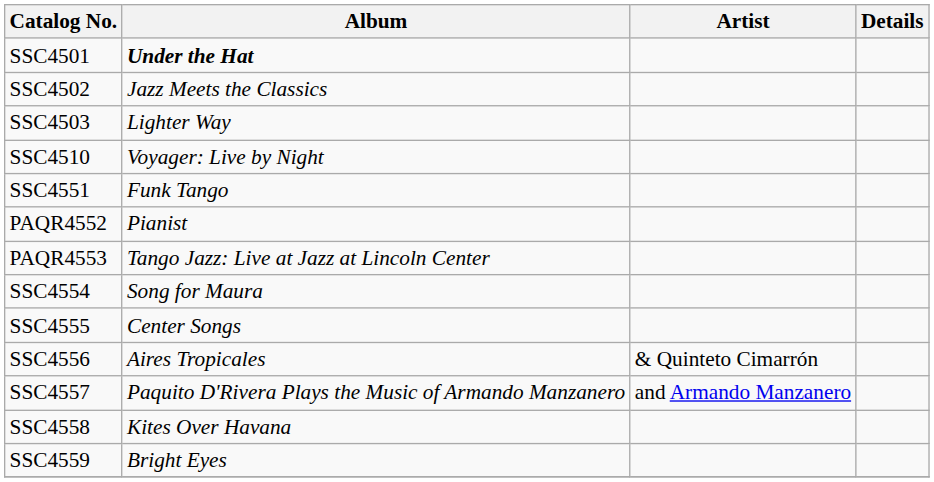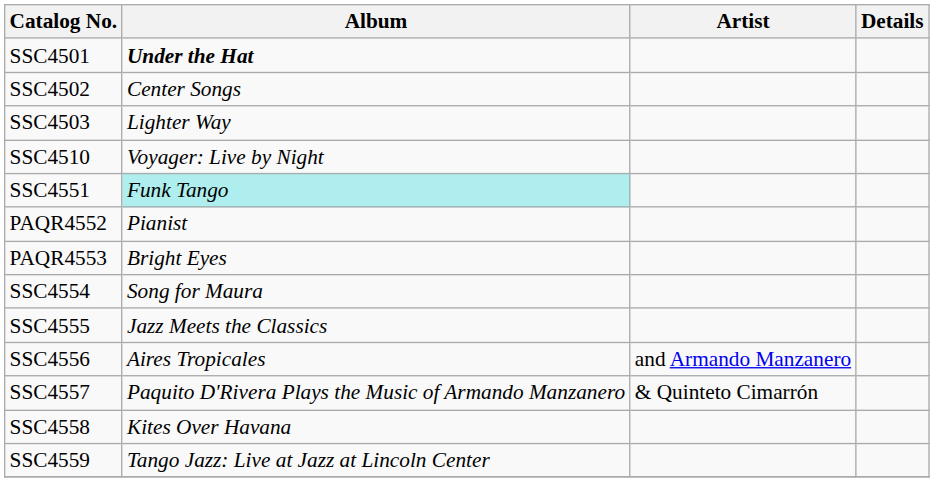(227, 88) Jazz Meets the Classics -> (184, 88) Center Songs
(178, 190) no background -> (178, 190) paleturquoise background
(308, 257) Tango Jazz: Live at Jazz at Lincoln Center -> (177, 257) Bright Eyes
(184, 325) Center Songs -> (227, 325) Jazz Meets the Classics
(726, 358) & Quinteto Cimarrón -> (743, 358) and Armando Manzanero
(743, 392) and Armando Manzanero -> (726, 392) & Quinteto Cimarrón
(177, 460) Bright Eyes -> (308, 460) Tango Jazz: Live at Jazz at Lincoln Center
